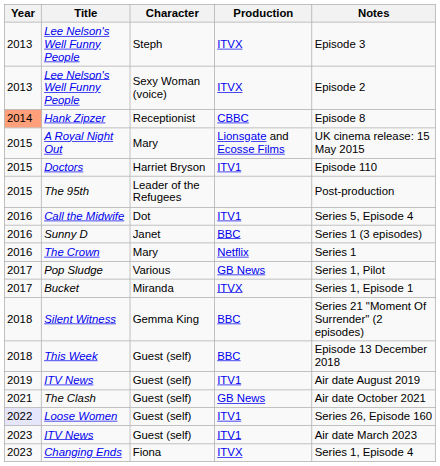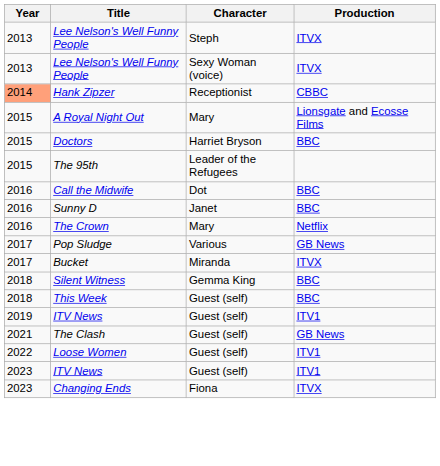- column: (374, 13)
(229, 167) ITV1 -> (308, 141) BBC
(229, 216) ITV1 -> (308, 190) BBC
(20, 416) lavender background -> (20, 352) no background
